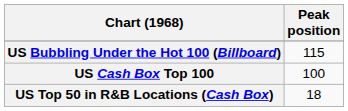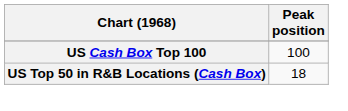- row: (144, 52)
